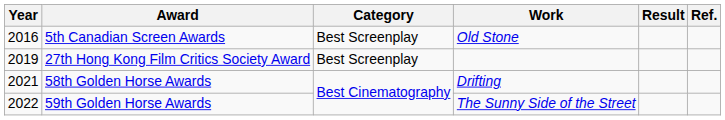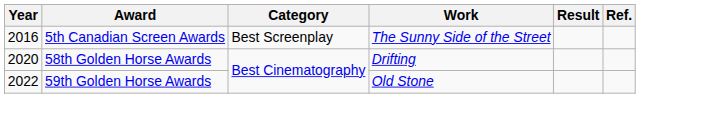(488, 37) Old Stone -> (461, 37) The Sunny Side of the Street
- row: (178, 59)
(23, 81) 2021 -> (23, 59) 2020
(546, 103) The Sunny Side of the Street -> (403, 81) Old Stone
